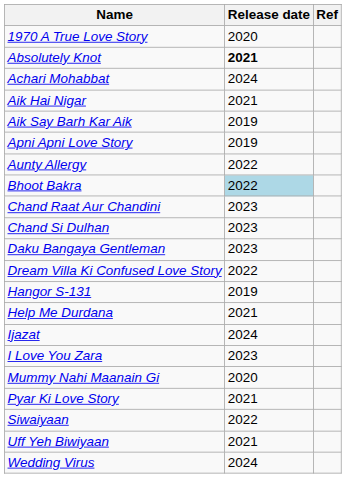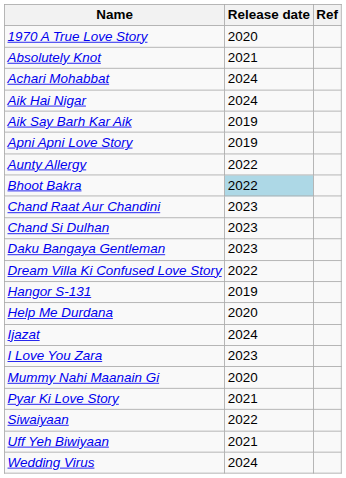(243, 57) bold -> (243, 57) normal
(243, 100) 2021 -> (243, 100) 2024
(243, 313) 2021 -> (243, 313) 2020
